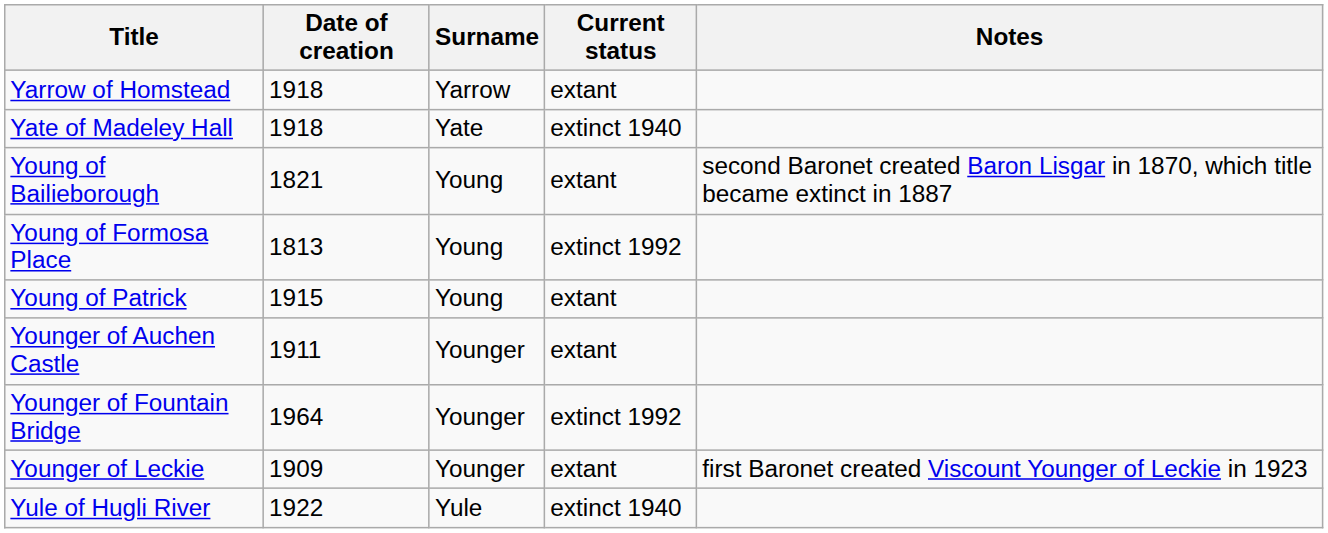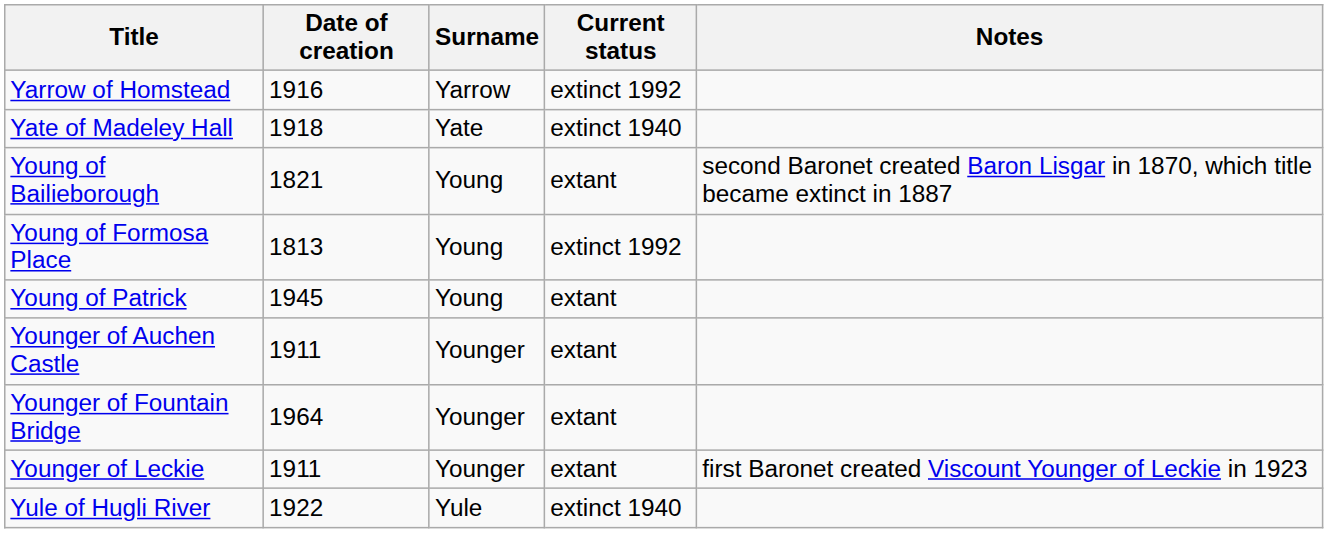(296, 89) 1918 -> (296, 89) 1916
(583, 89) extant -> (616, 89) extinct 1992
(296, 298) 1915 -> (296, 298) 1945
(616, 416) extinct 1992 -> (583, 416) extant
(296, 469) 1909 -> (295, 469) 1911
